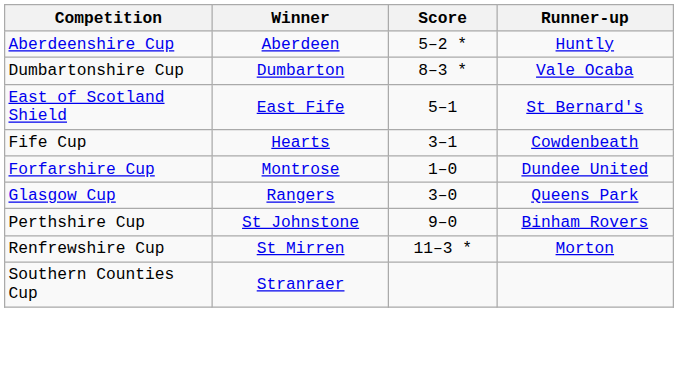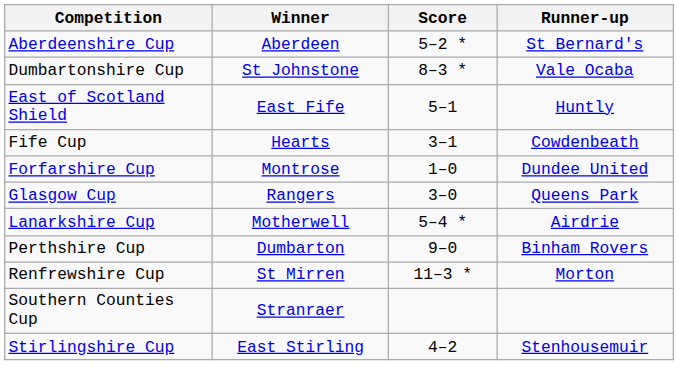(585, 44) Huntly -> (585, 44) St Bernard's
(301, 71) Dumbarton -> (301, 71) St Johnstone
(585, 107) St Bernard's -> (585, 107) Huntly
+ row: (82, 222)
(301, 222) St Johnstone -> (301, 248) Dumbarton
+ row: (91, 347)
